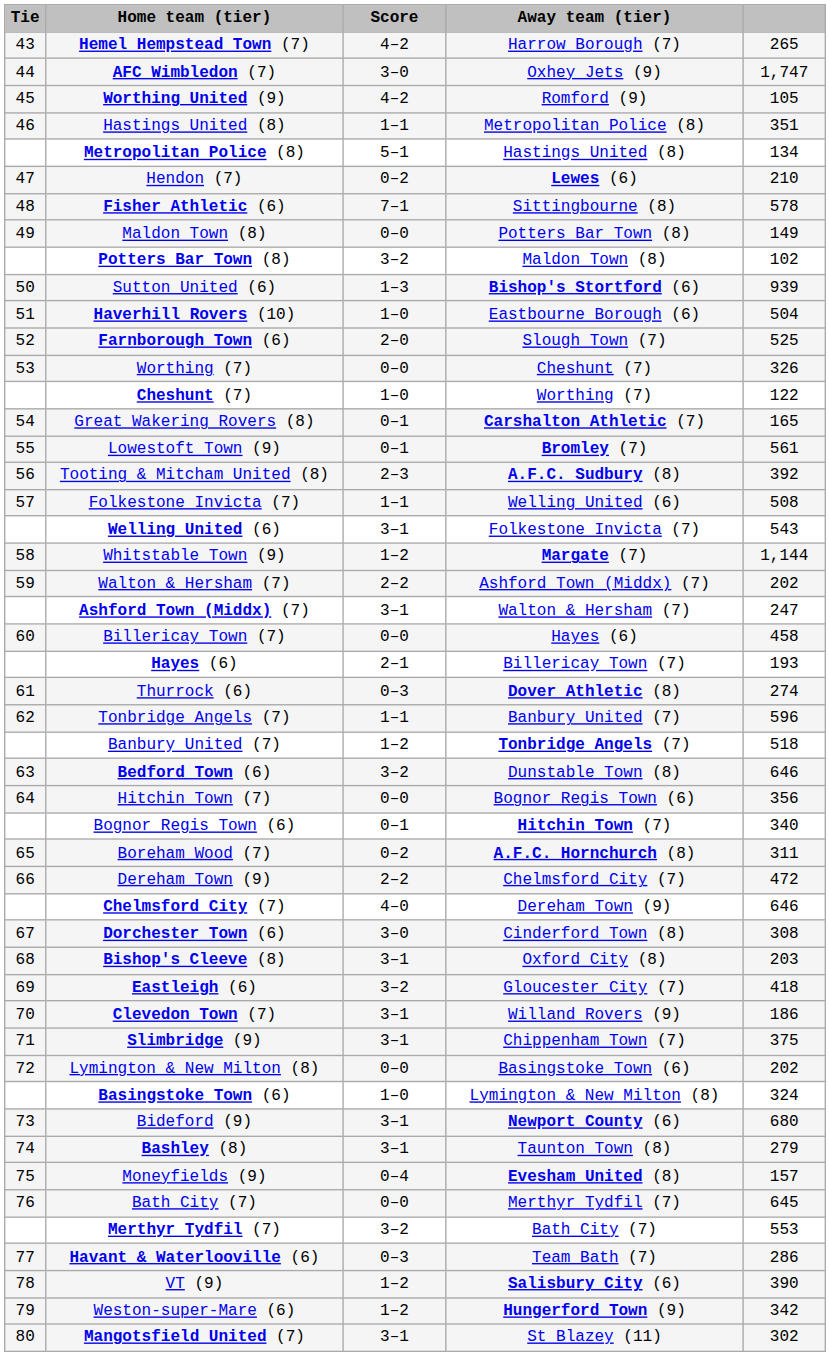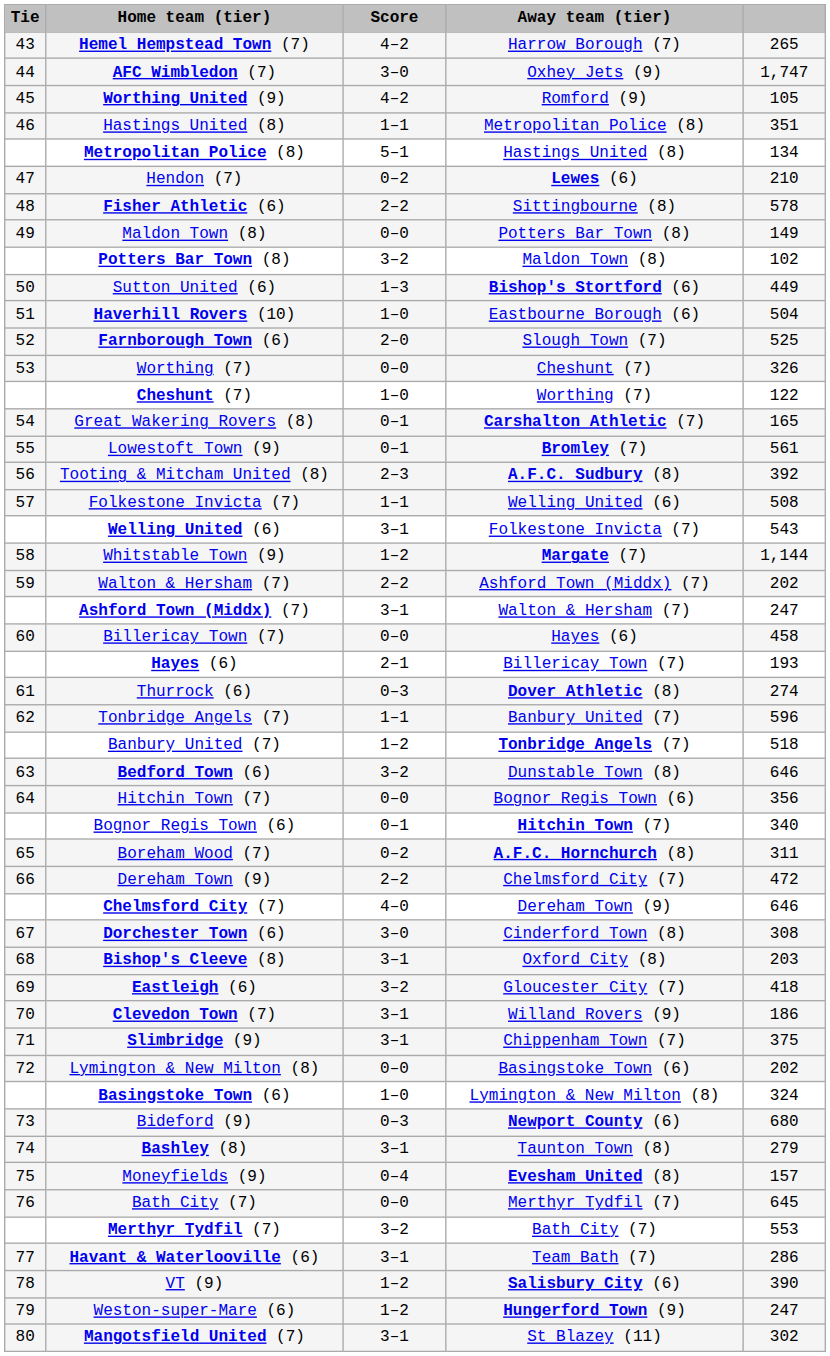(394, 206) 7–1 -> (394, 206) 2–2
(784, 287) 939 -> (784, 287) 449
(394, 1122) 3–1 -> (394, 1122) 0–3
(394, 1257) 0–3 -> (394, 1257) 3–1
(784, 1310) 342 -> (784, 1310) 247
